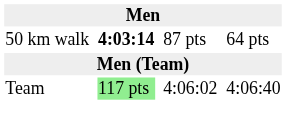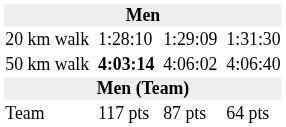+ row: (47, 39)
(185, 39) 87 pts -> (190, 64) 4:06:02
(248, 39) 64 pts -> (253, 64) 4:06:40
(124, 88) lightgreen background -> (124, 112) no background
(190, 88) 4:06:02 -> (185, 112) 87 pts
(253, 88) 4:06:40 -> (248, 112) 64 pts
